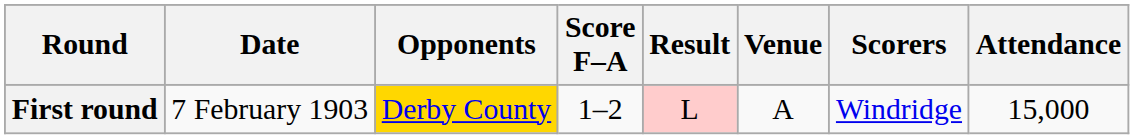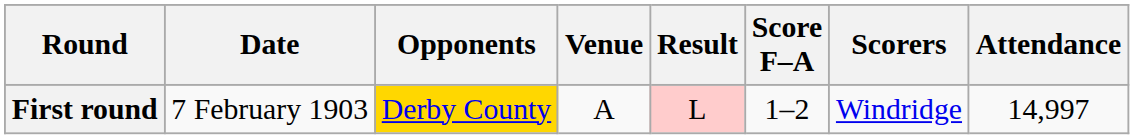columns swapped: (783, 44) <-> (600, 44)
(1048, 108) 15,000 -> (1048, 108) 14,997
